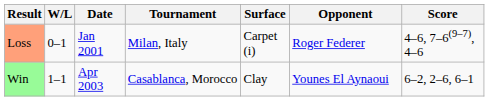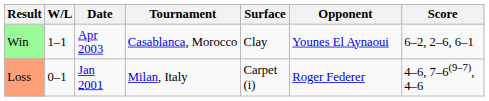rows swapped: (19, 43) <-> (18, 79)
